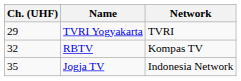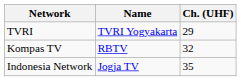columns swapped: (32, 13) <-> (191, 13)
